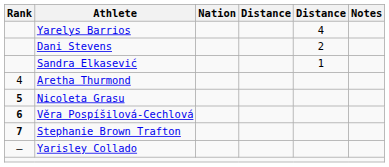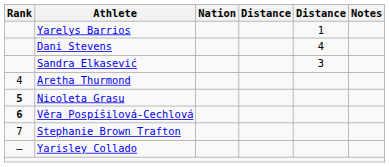(321, 30) 4 -> (321, 30) 1
(321, 47) 2 -> (321, 47) 4
(321, 64) 1 -> (321, 64) 3
(19, 132) bold -> (19, 132) normal
